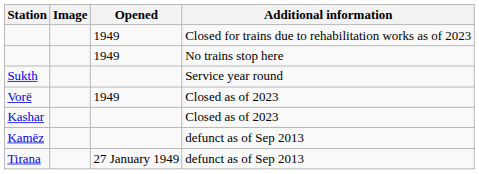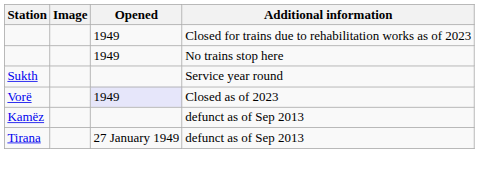(106, 96) no background -> (106, 96) lavender background
- row: (26, 117)
